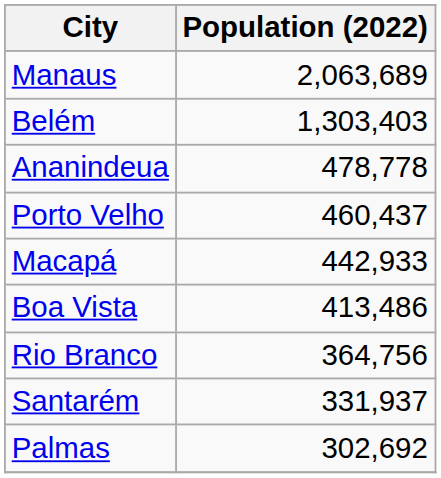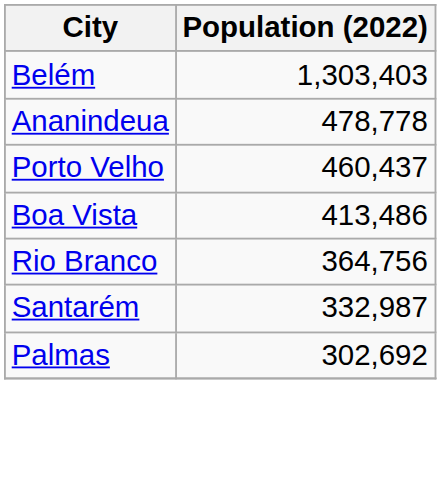- row: (64, 74)
- row: (64, 261)
(375, 401) 331,937 -> (375, 307) 332,987
